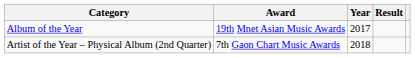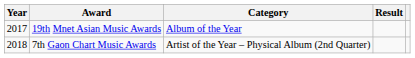columns swapped: (360, 12) <-> (109, 12)
